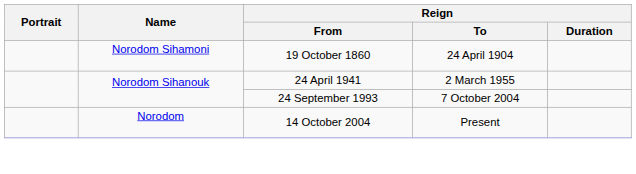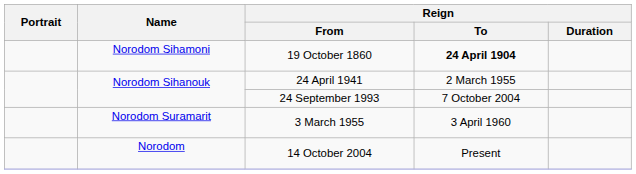(480, 55) normal -> (481, 55) bold
+ row: (329, 122)
